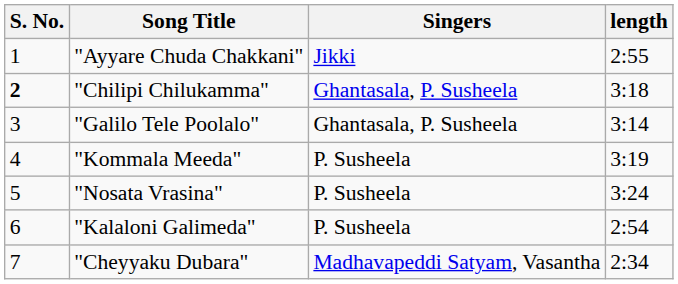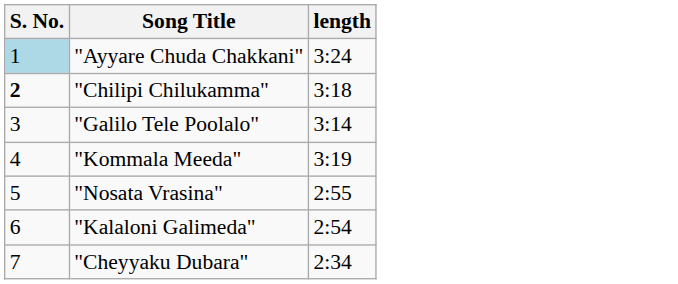- column: (457, 21)
(15, 55) no background -> (15, 55) lightblue background
(629, 55) 2:55 -> (333, 55) 3:24
(629, 192) 3:24 -> (333, 192) 2:55
